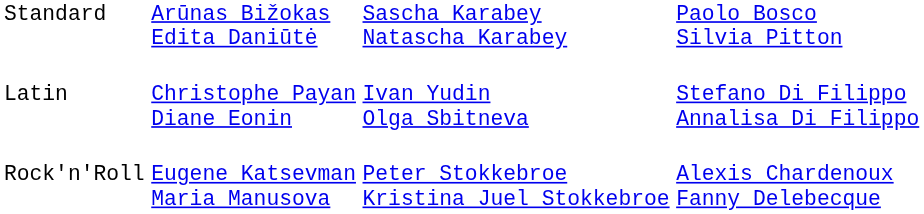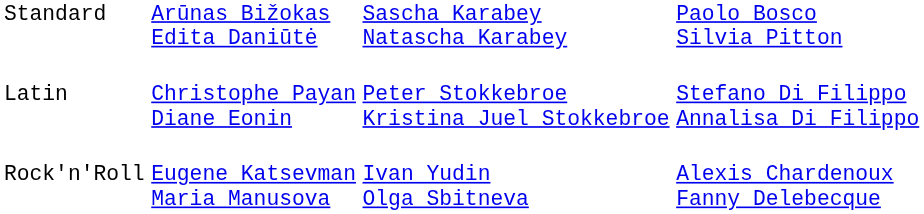(446, 106) Ivan Yudin Olga Sbitneva -> (516, 106) Peter Stokkebroe Kristina Juel Stokkebroe
(516, 187) Peter Stokkebroe Kristina Juel Stokkebroe -> (446, 187) Ivan Yudin Olga Sbitneva
